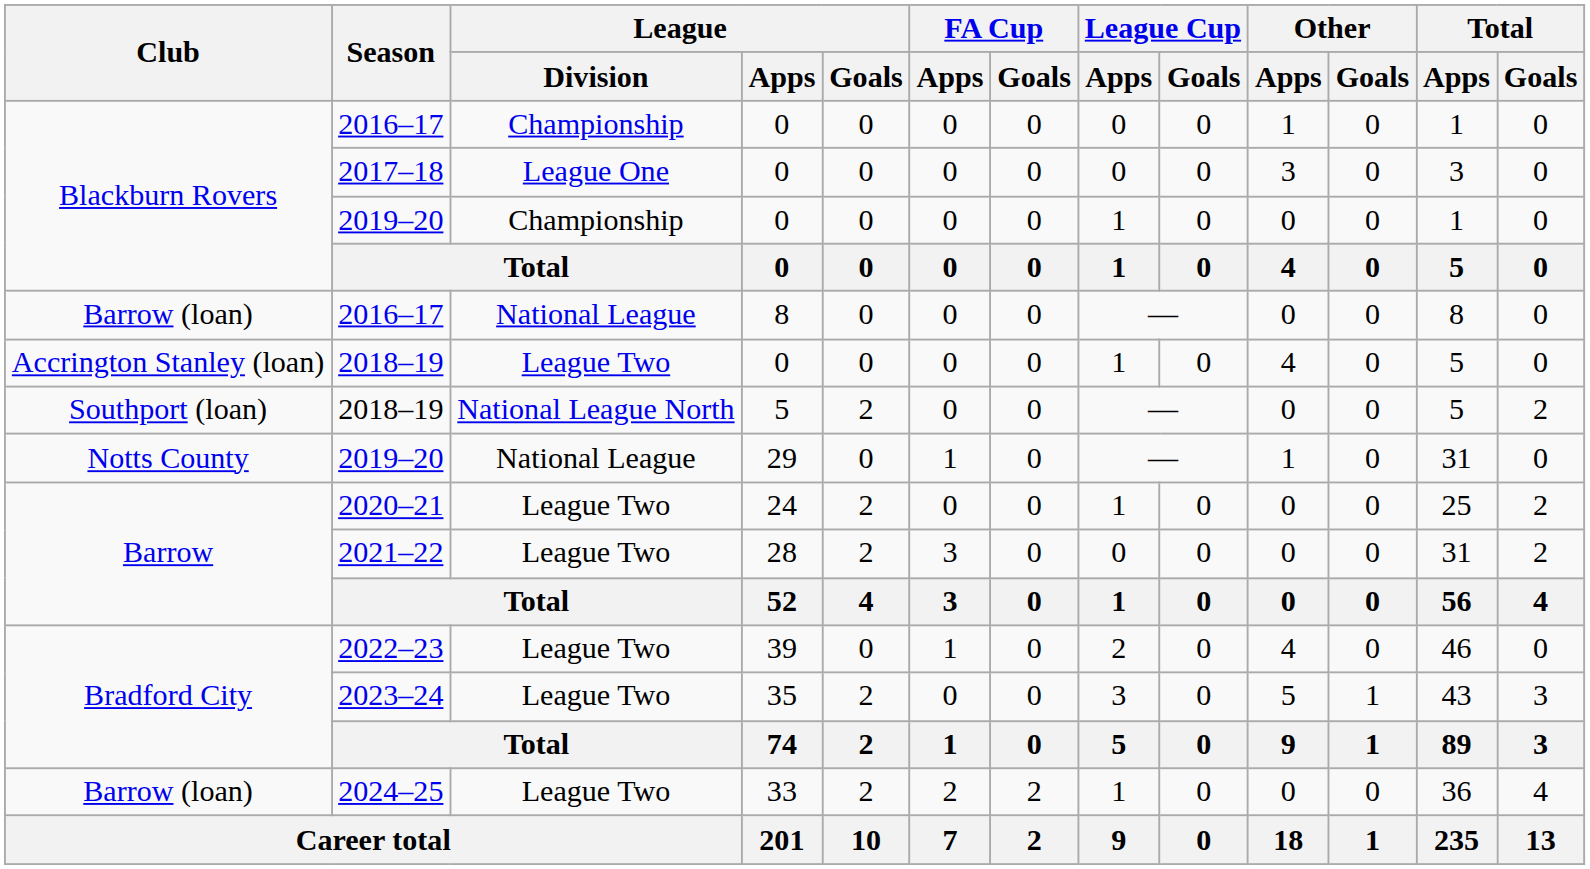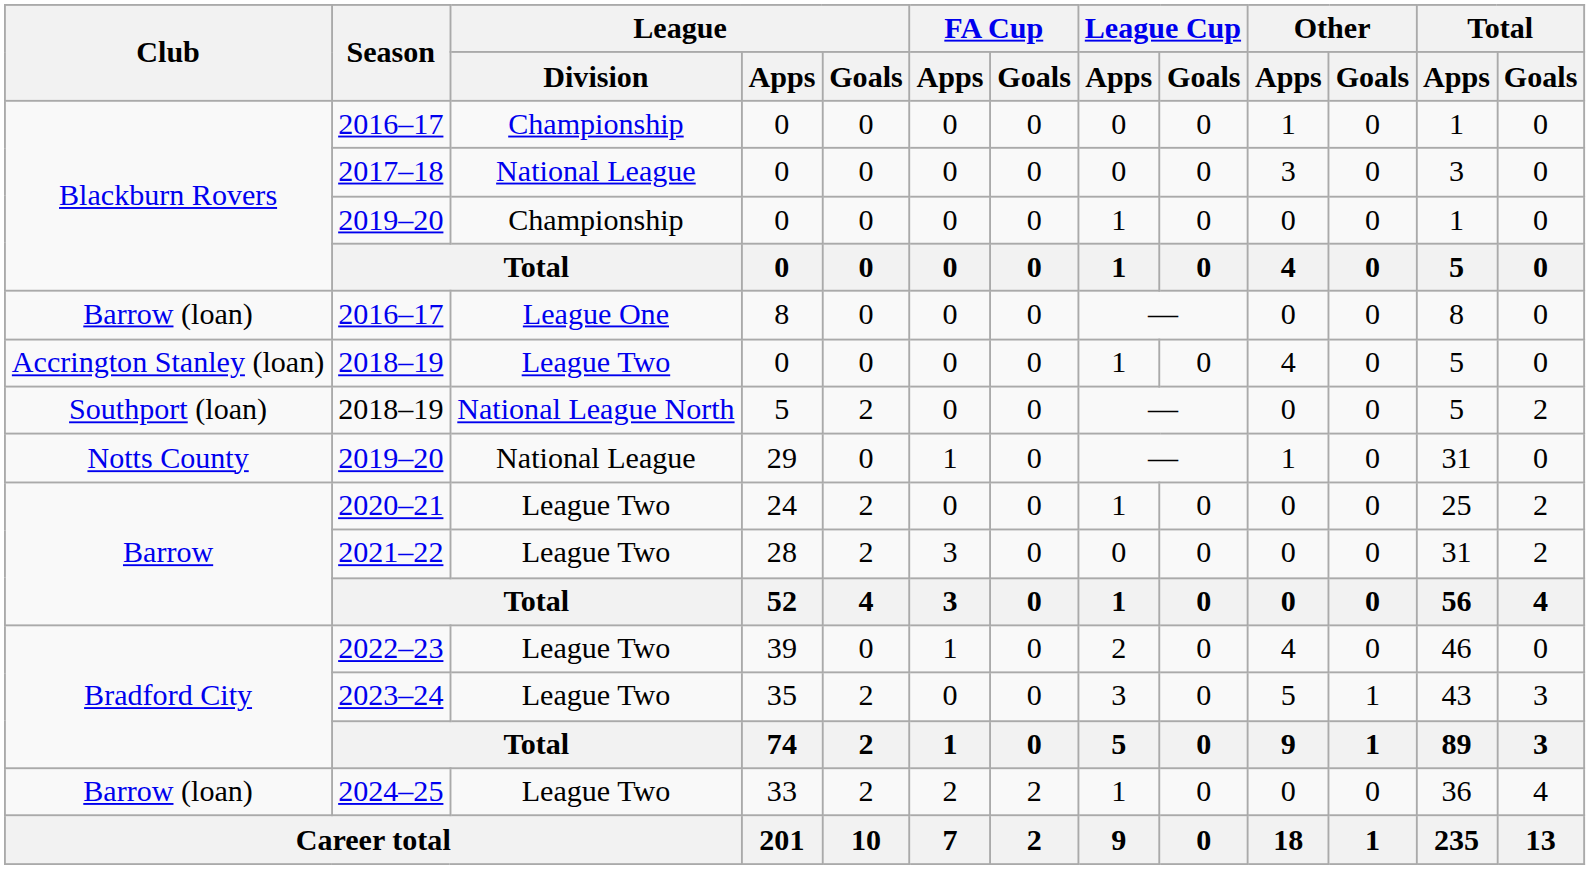(596, 171) League One -> (596, 171) National League
(596, 314) National League -> (596, 314) League One
